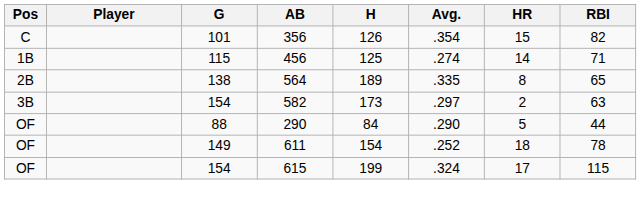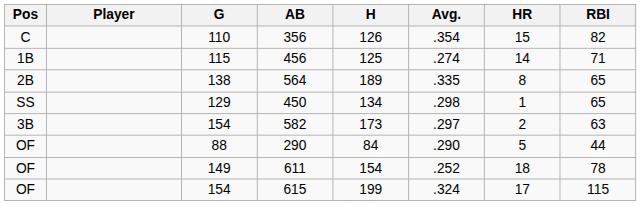(219, 37) 101 -> (219, 37) 110
+ row: (295, 102)
